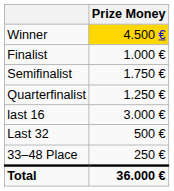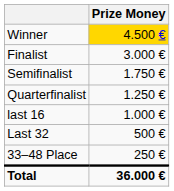(144, 54) 1.000 € -> (144, 54) 3.000 €
(144, 114) 3.000 € -> (144, 114) 1.000 €
